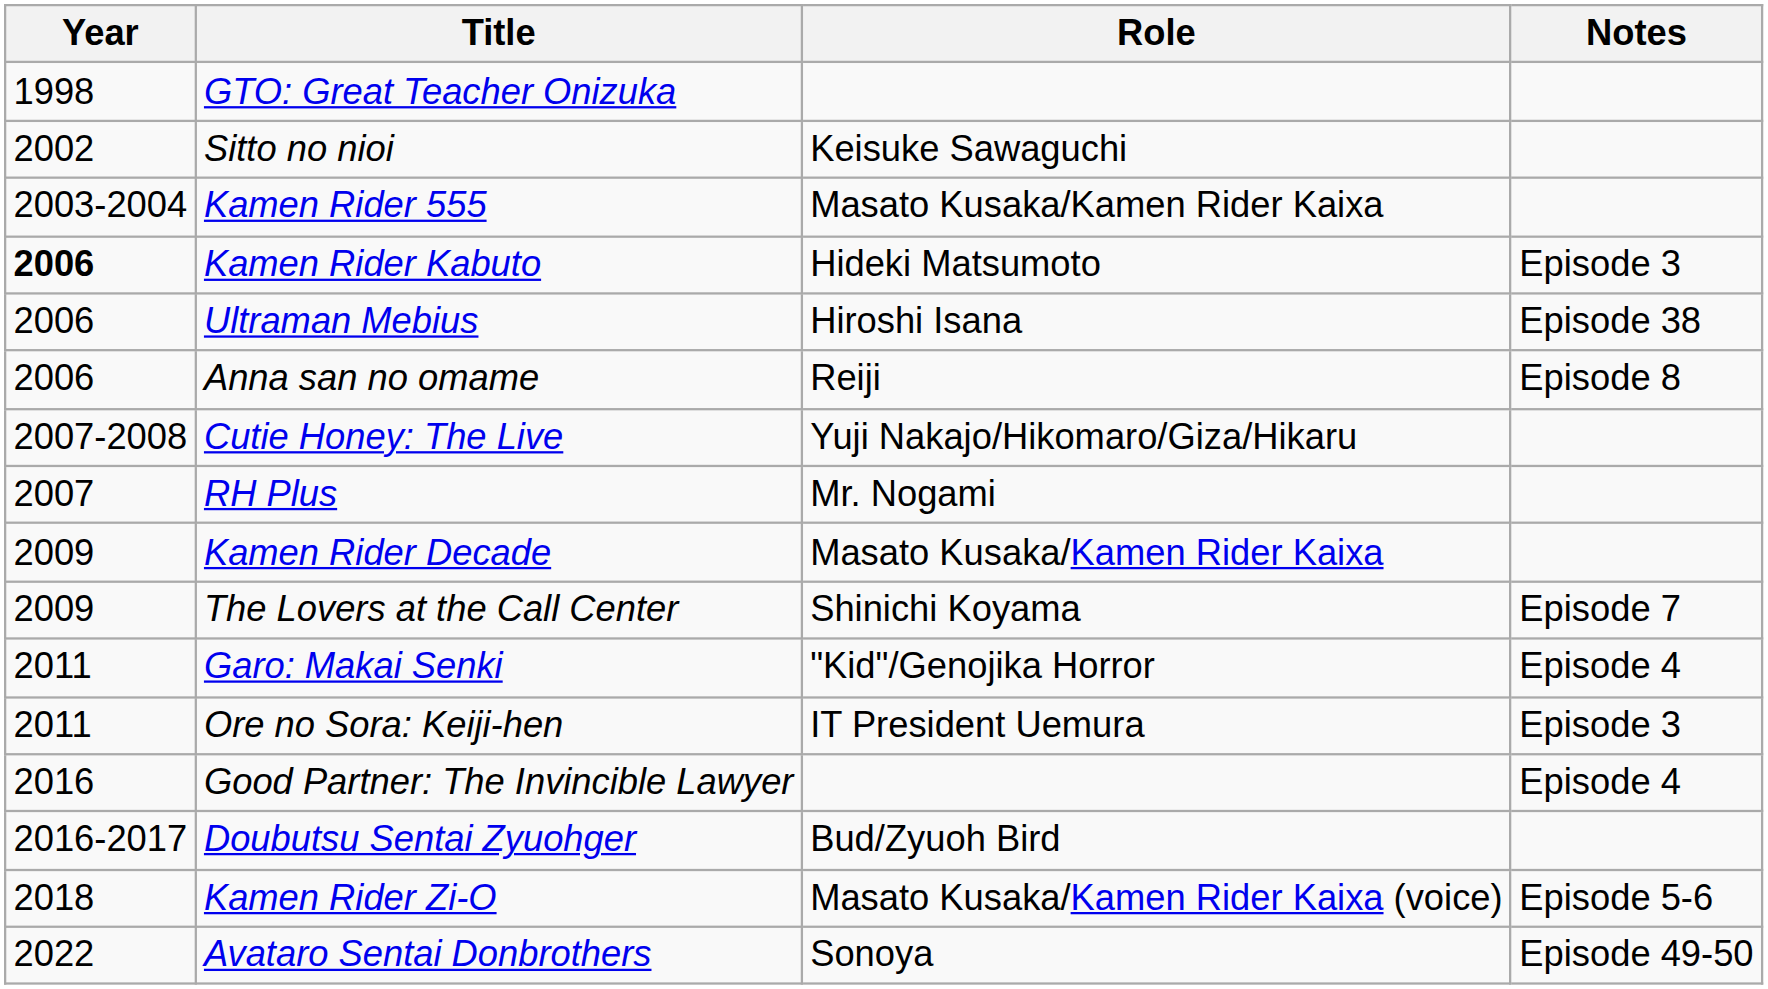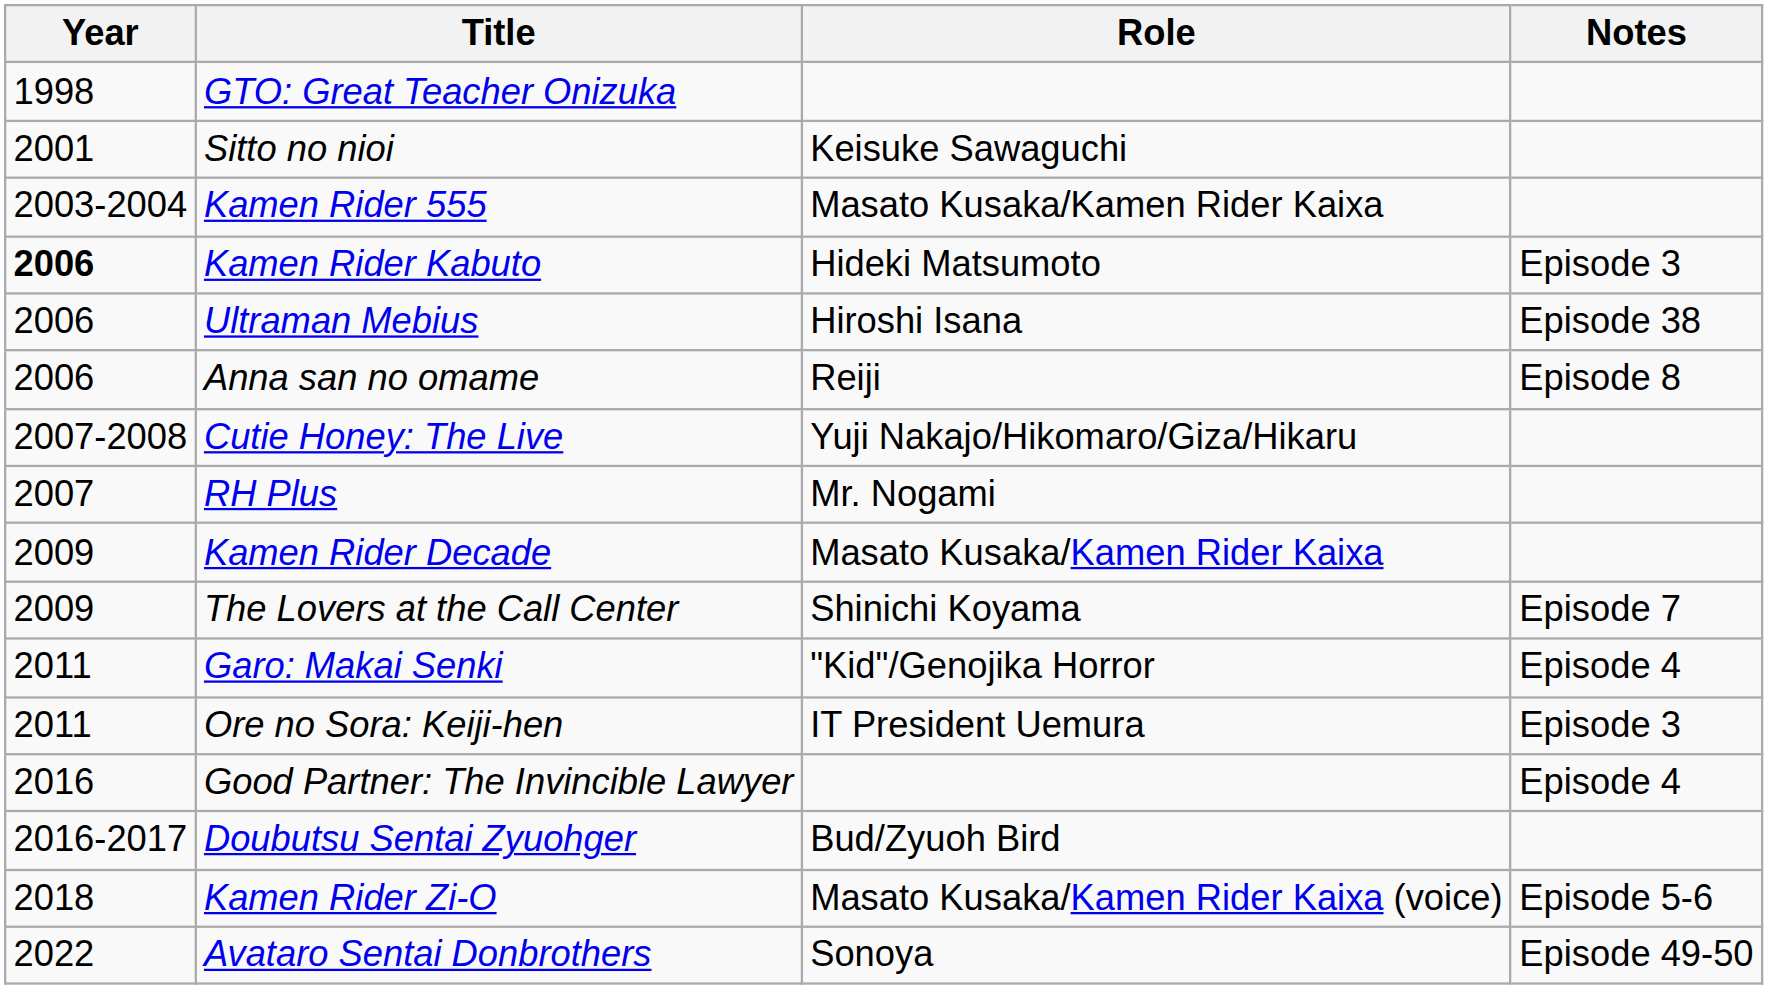(54, 148) 2002 -> (54, 148) 2001
